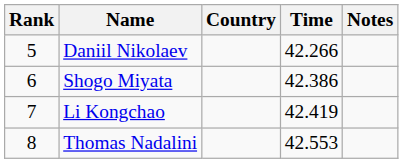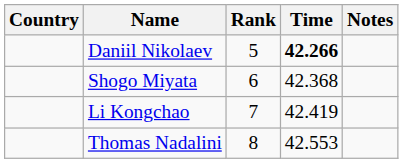columns swapped: (32, 19) <-> (241, 19)
(311, 50) normal -> (311, 50) bold
(311, 81) 42.386 -> (311, 81) 42.368
